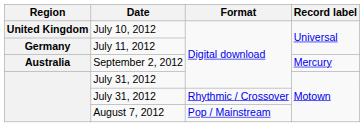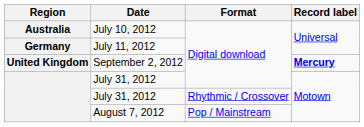(48, 29) United Kingdom -> (48, 29) Australia
(48, 63) Australia -> (48, 63) United Kingdom
(313, 63) normal -> (314, 63) bold
